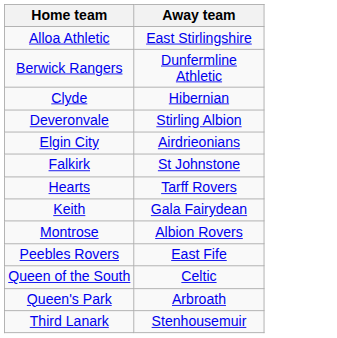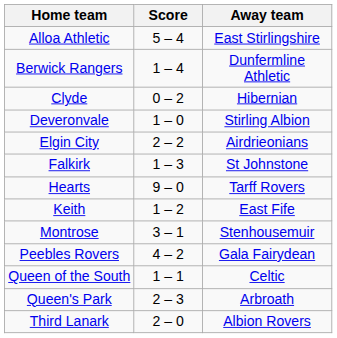+ column: (168, 15)
(199, 210) Gala Fairydean -> (267, 210) East Fife
(199, 232) Albion Rovers -> (267, 232) Stenhousemuir
(199, 254) East Fife -> (267, 254) Gala Fairydean
(199, 321) Stenhousemuir -> (267, 321) Albion Rovers
